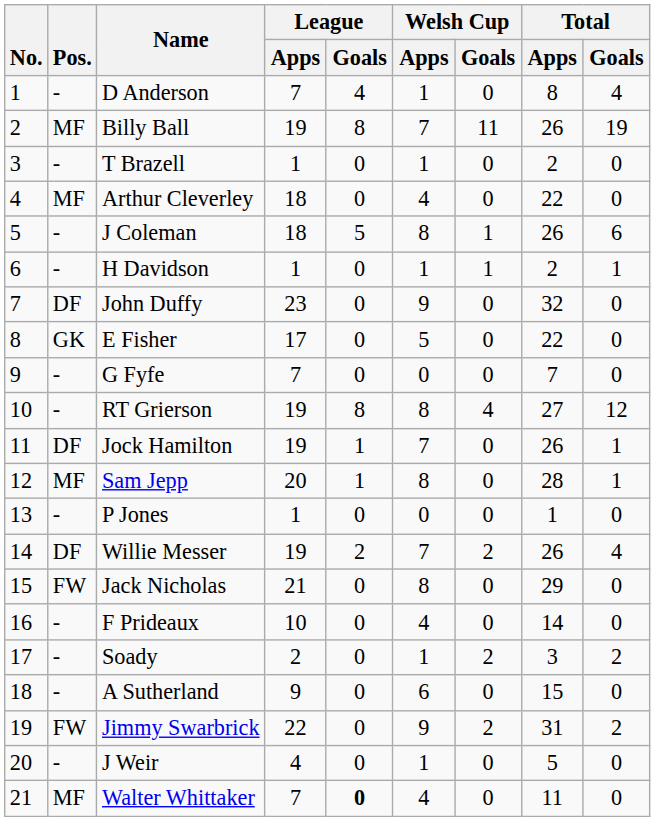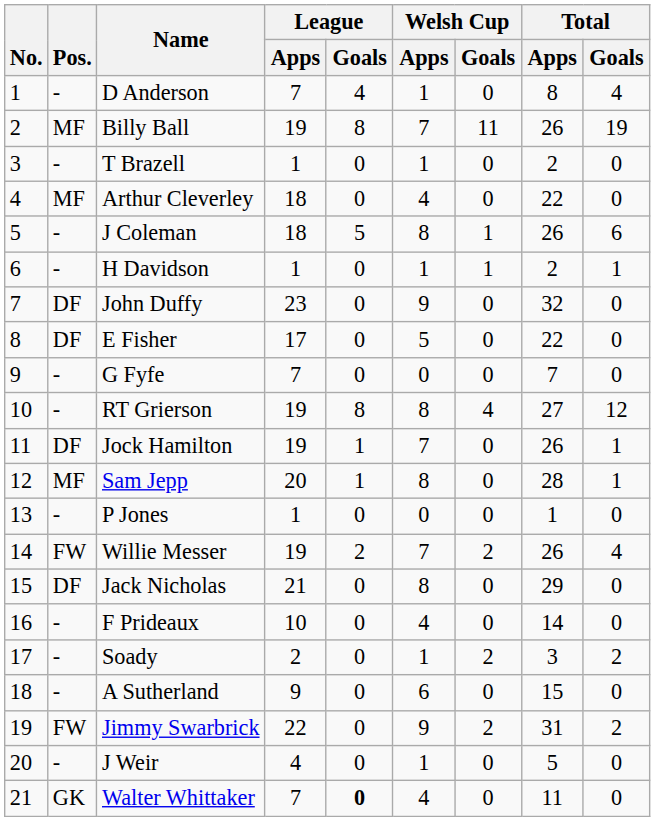(69, 339) GK -> (67, 339) DF
(67, 551) DF -> (70, 551) FW
(70, 586) FW -> (67, 586) DF
(69, 798) MF -> (69, 798) GK
